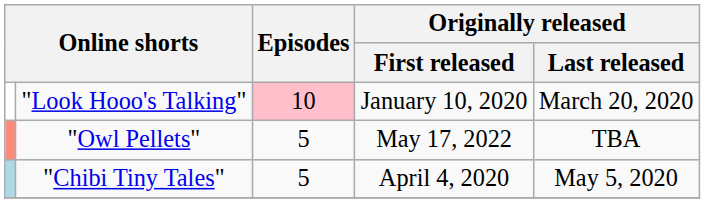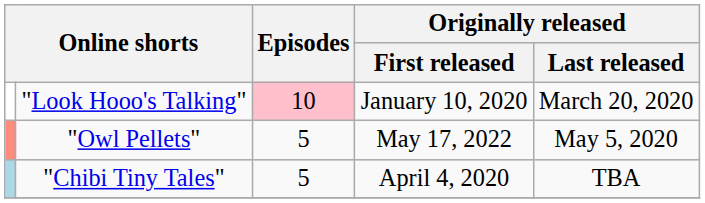(616, 139) TBA -> (616, 139) May 5, 2020
(616, 178) May 5, 2020 -> (616, 178) TBA
